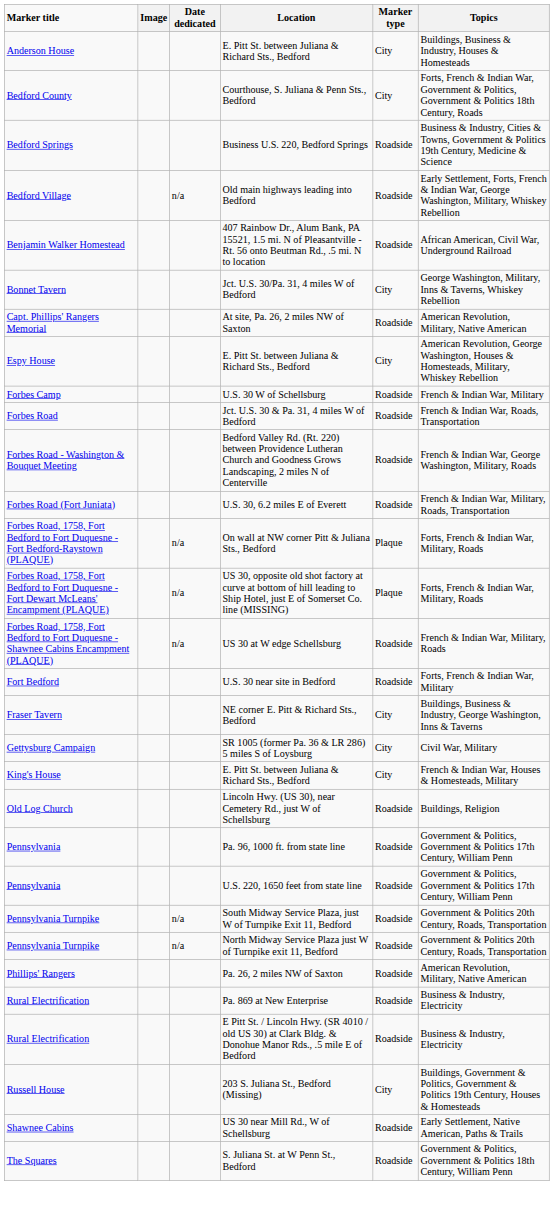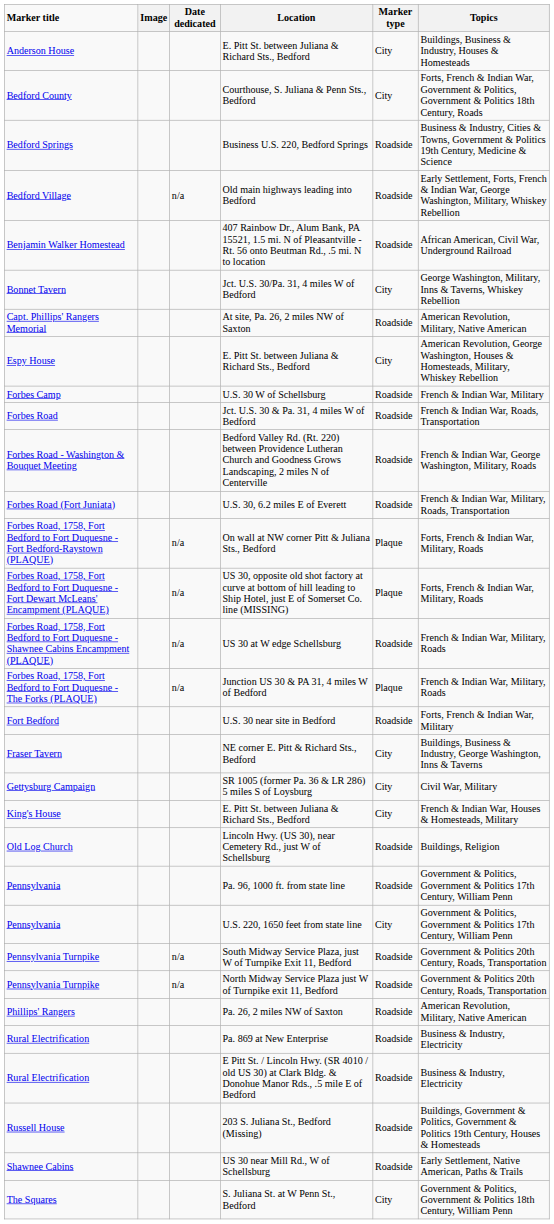+ row: (62, 687)
(394, 885) Roadside -> (384, 924) City
(384, 1089) City -> (394, 1128) Roadside
(394, 1161) Roadside -> (384, 1199) City
